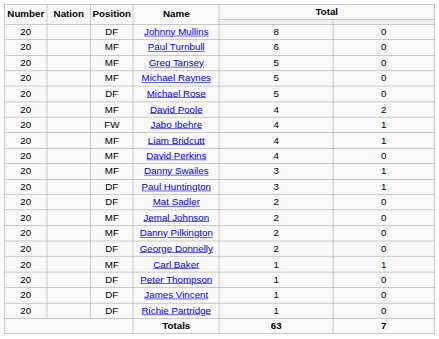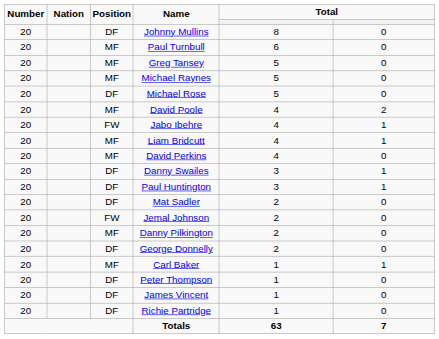(112, 171) MF -> (112, 171) DF
(112, 217) MF -> (112, 217) FW
